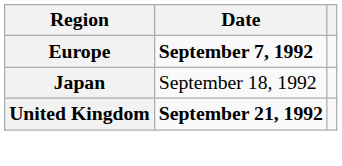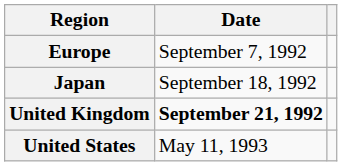(236, 51) bold -> (233, 51) normal
+ row: (79, 144)
